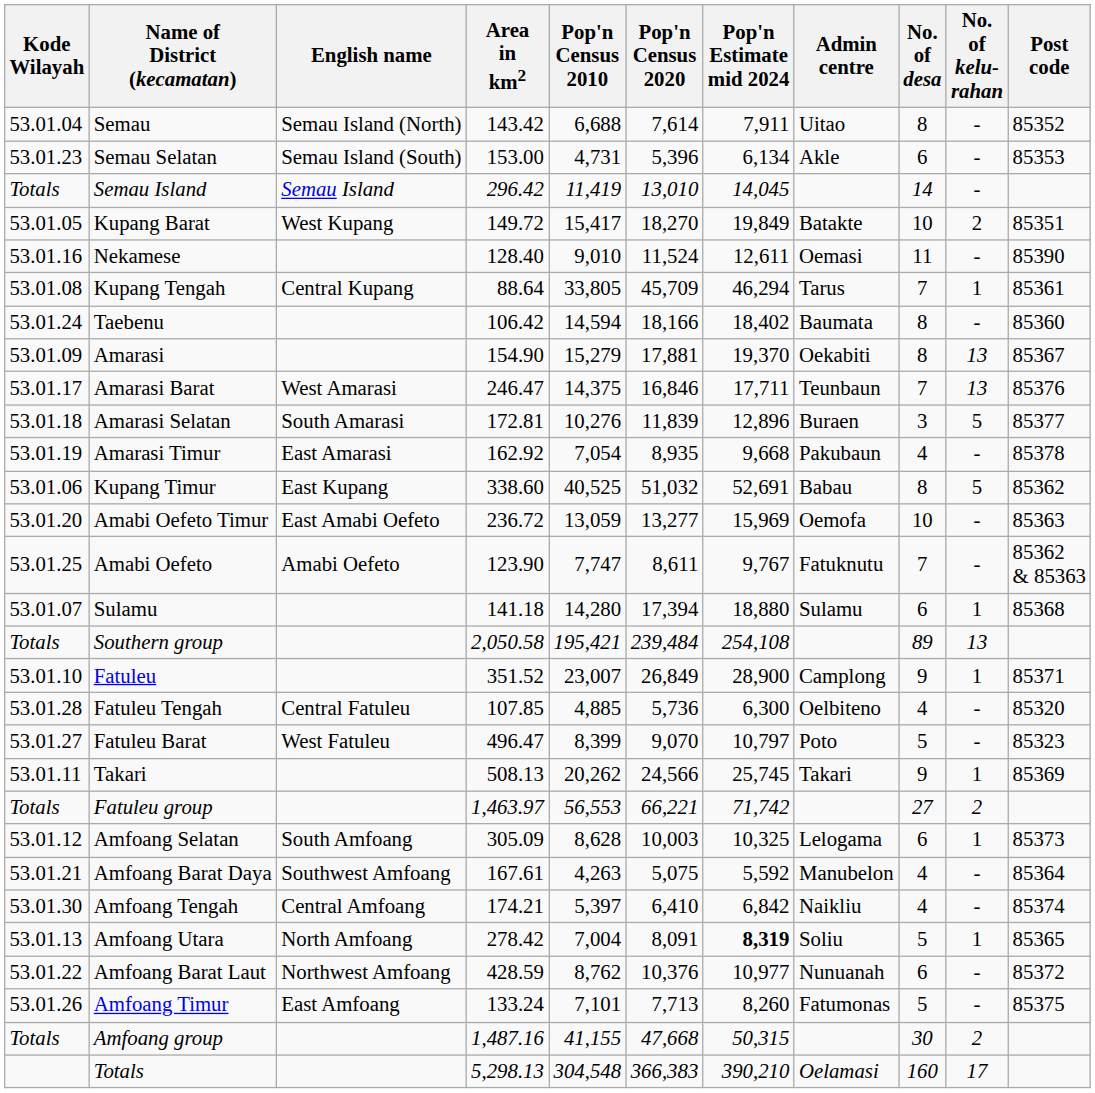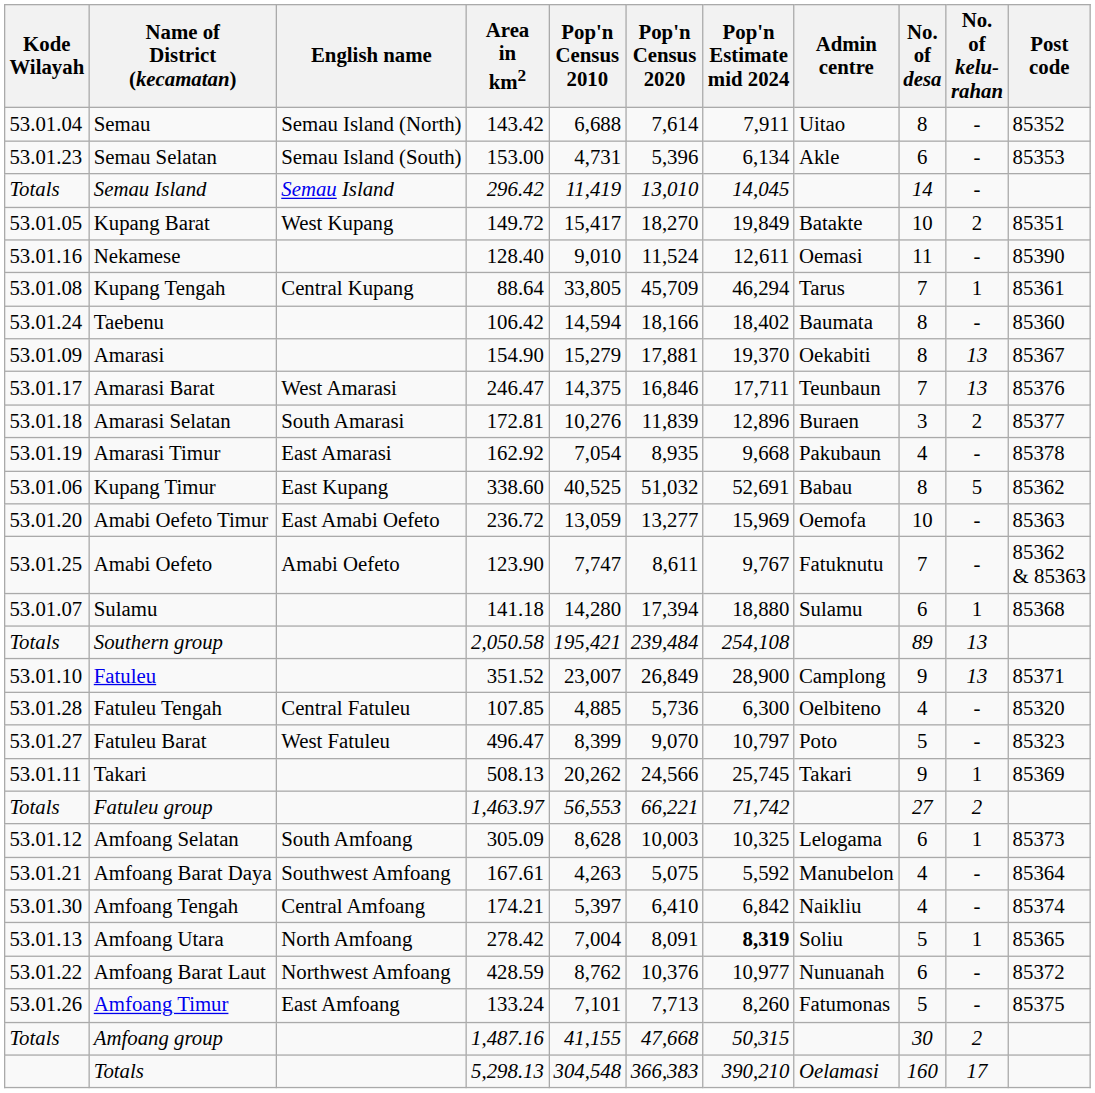(977, 421) 5 -> (977, 421) 2
(977, 675) 1 -> (977, 675) 13
